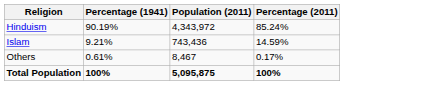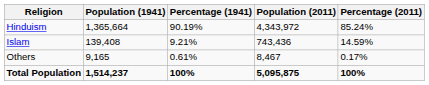+ column: (125, 12)
